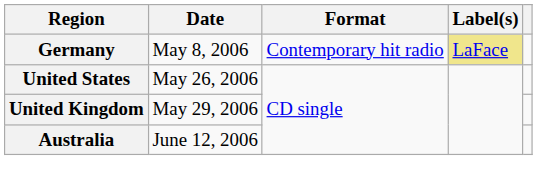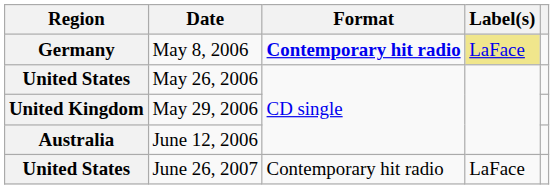(355, 49) normal -> (364, 49) bold
+ row: (205, 169)
